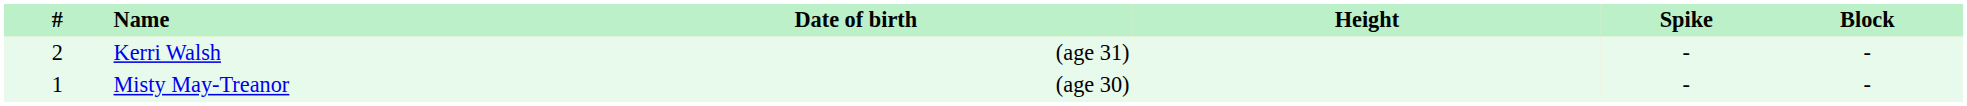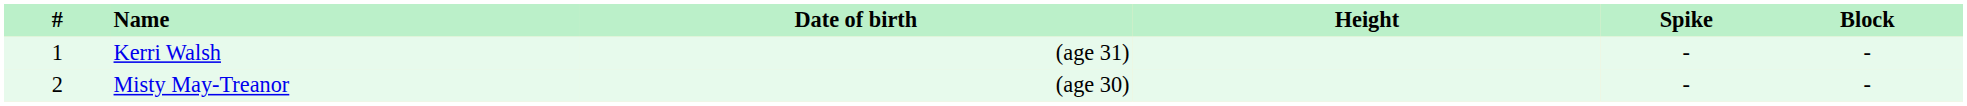(57, 52) 2 -> (57, 52) 1
(57, 85) 1 -> (57, 85) 2
